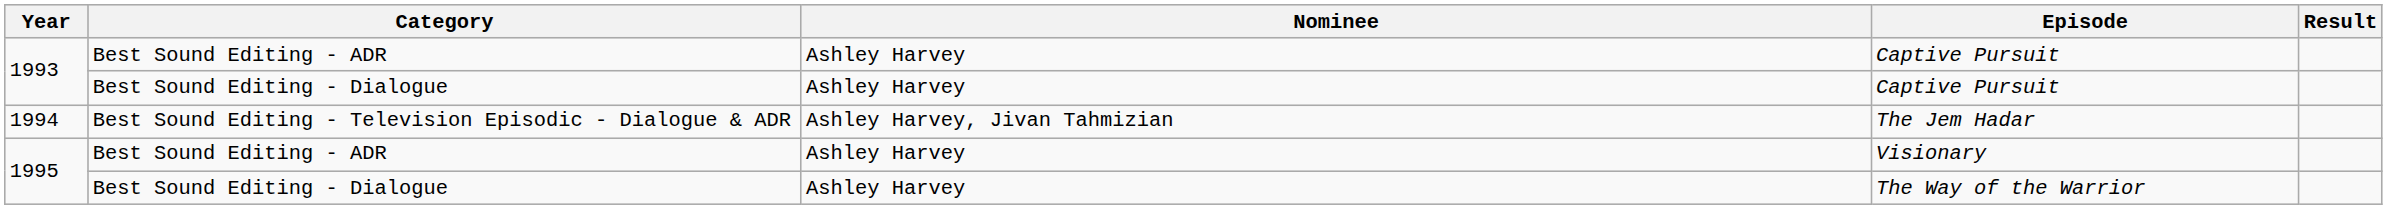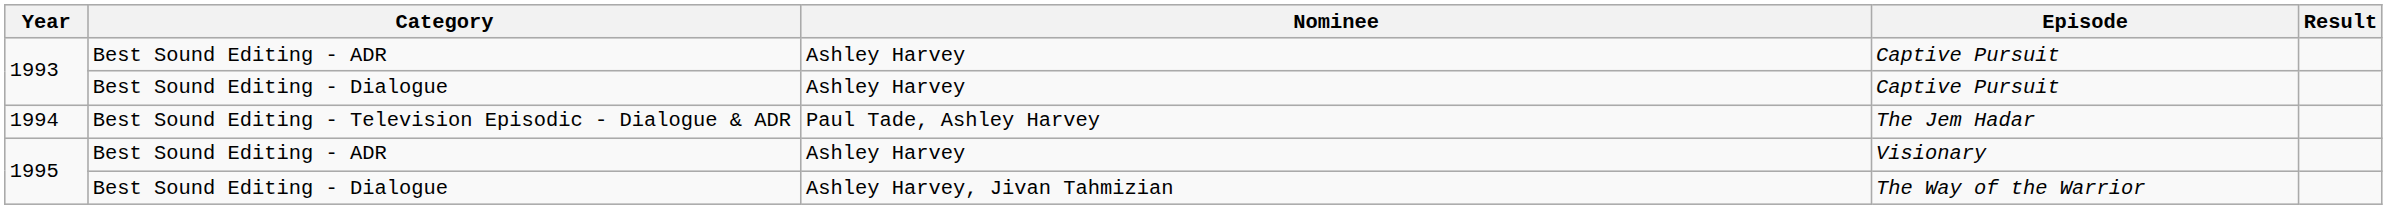(990, 121) Ashley Harvey, Jivan Tahmizian -> (953, 121) Paul Tade, Ashley Harvey
(886, 188) Ashley Harvey -> (990, 188) Ashley Harvey, Jivan Tahmizian
